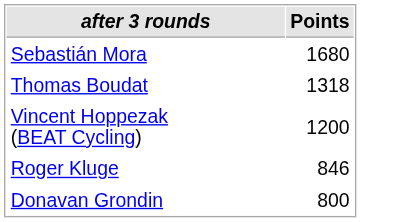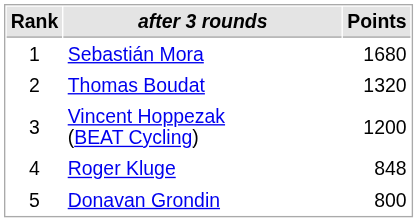+ column: (35, 22)
(328, 85) 1318 -> (385, 85) 1320
(333, 169) 846 -> (390, 169) 848
